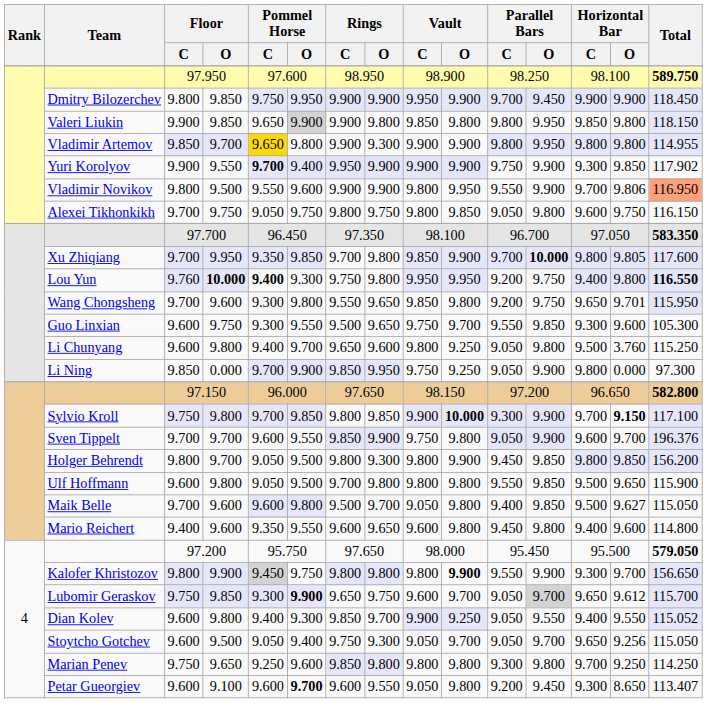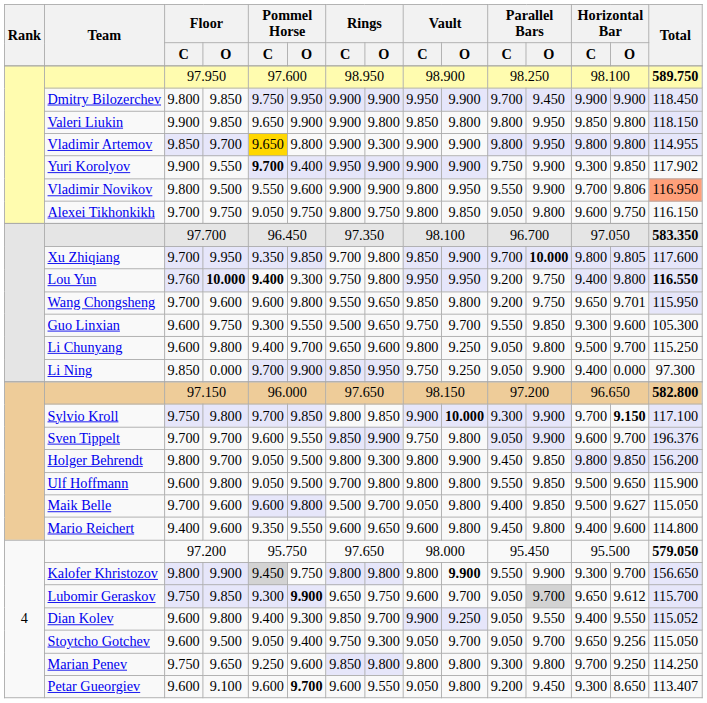(307, 122) lightgrey background -> (307, 122) no background
(268, 302) 9.300 -> (268, 302) 9.600
(630, 347) 3.760 -> (630, 347) 9.700
(591, 370) 9.800 -> (591, 370) 9.400
